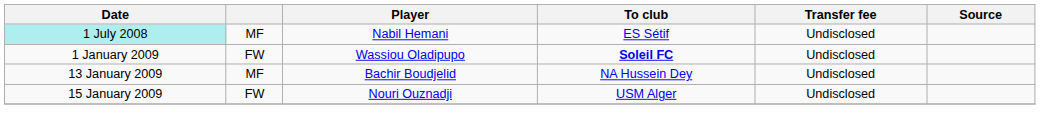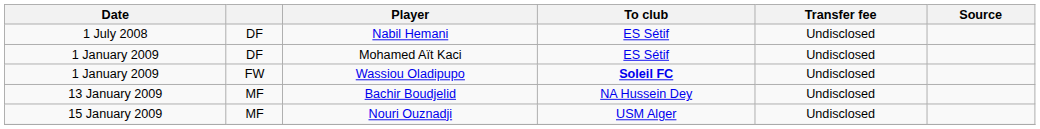(115, 34) paleturquoise background -> (115, 34) no background
(255, 34) MF -> (255, 34) DF
+ row: (410, 54)
(255, 94) FW -> (255, 114) MF
